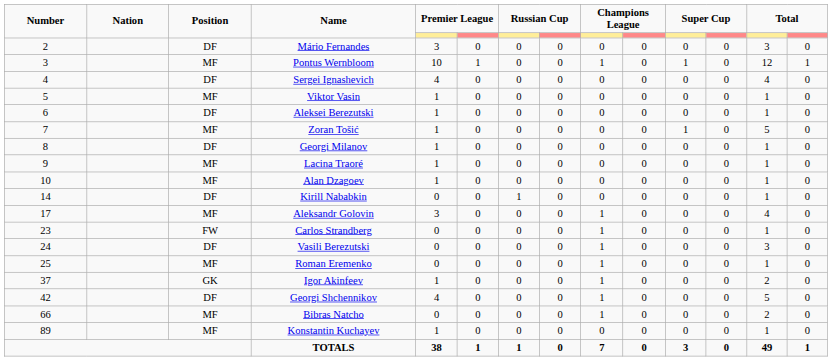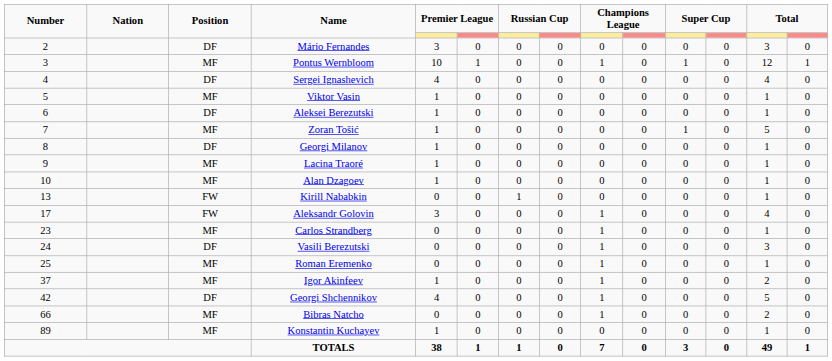(45, 197) 14 -> (45, 197) 13
(210, 197) DF -> (210, 197) FW
(210, 213) MF -> (210, 213) FW
(210, 230) FW -> (210, 230) MF
(210, 280) GK -> (210, 280) MF
